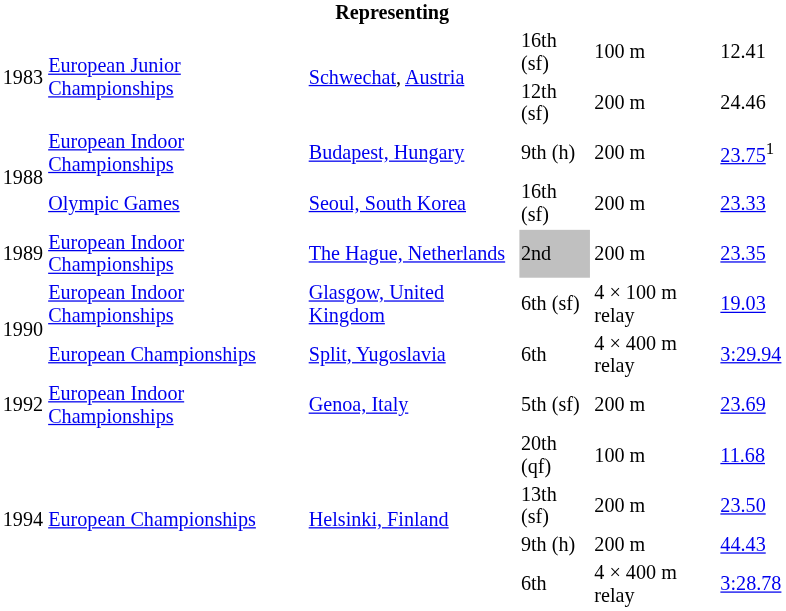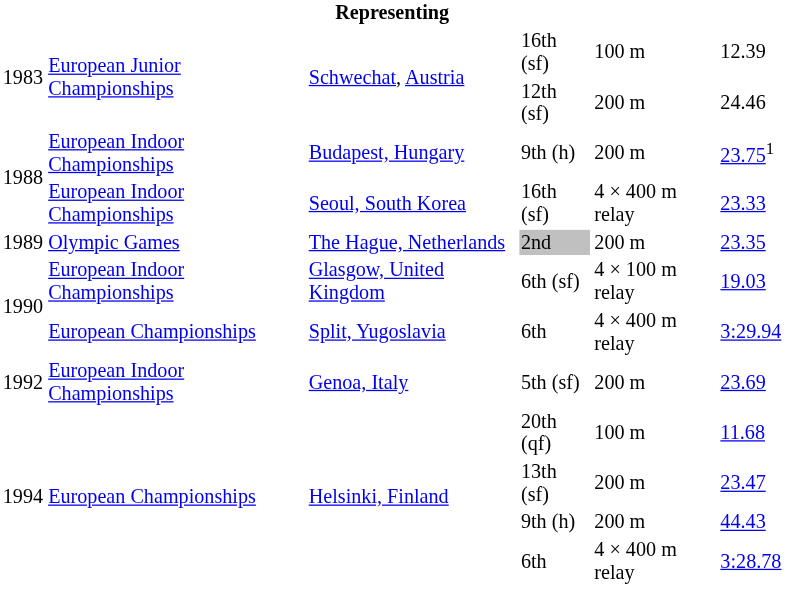(743, 52) 12.41 -> (743, 52) 12.39
(114, 203) Olympic Games -> (116, 203) European Indoor Championships
(620, 203) 200 m -> (636, 203) 4 × 400 m relay
(116, 253) European Indoor Championships -> (114, 242) Olympic Games
(743, 505) 23.50 -> (743, 482) 23.47
